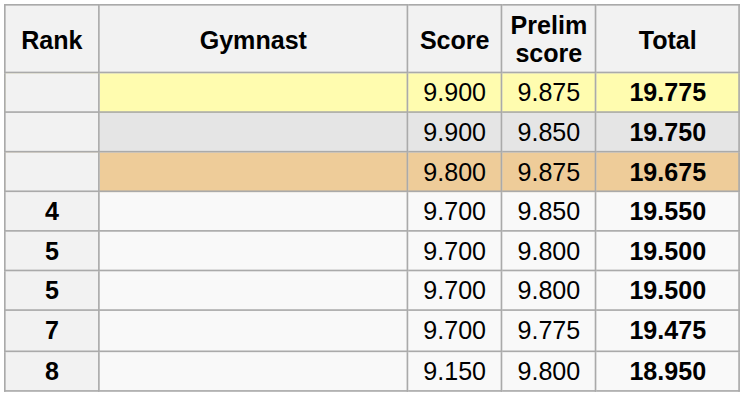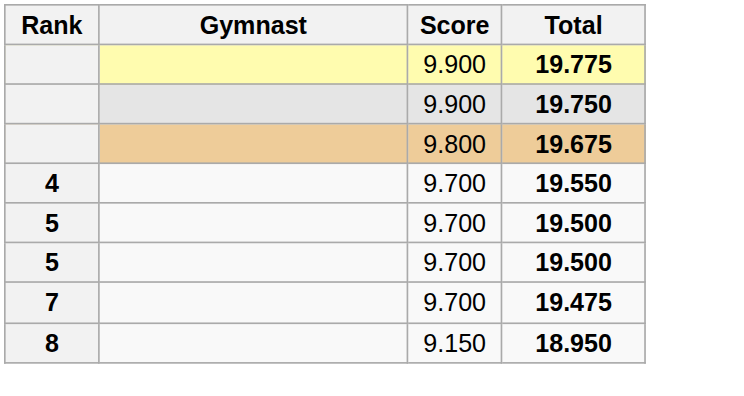- column: (549, 39)
